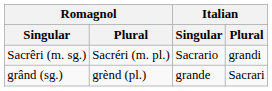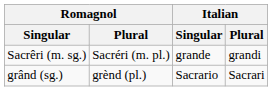(197, 55) Sacrario -> (193, 55) grande
(193, 75) grande -> (197, 75) Sacrario
